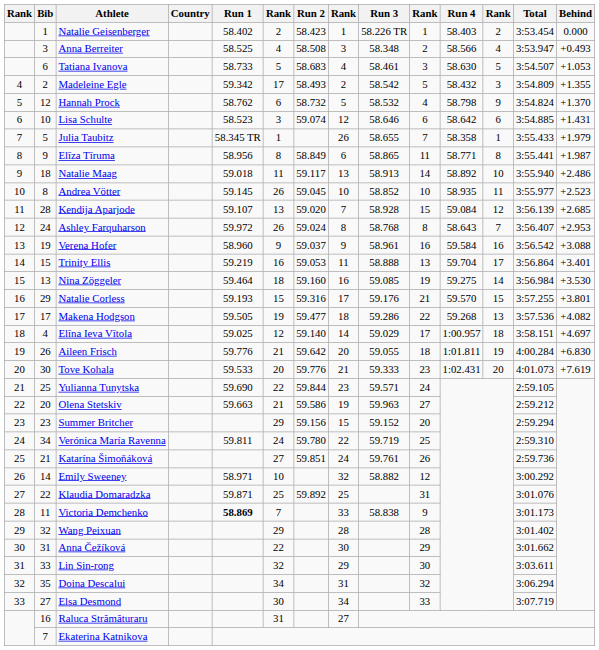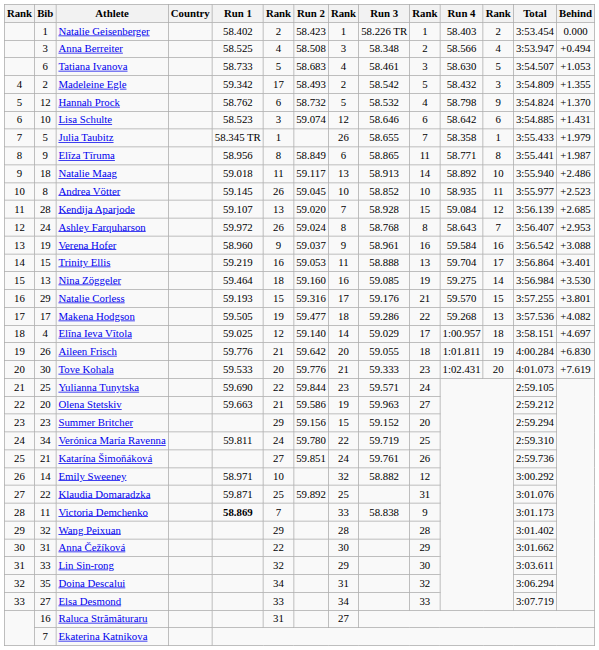(576, 49) +0.493 -> (576, 49) +0.494
(278, 601) 30 -> (278, 601) 33
